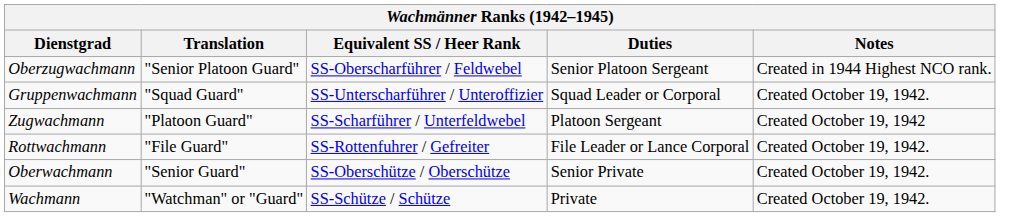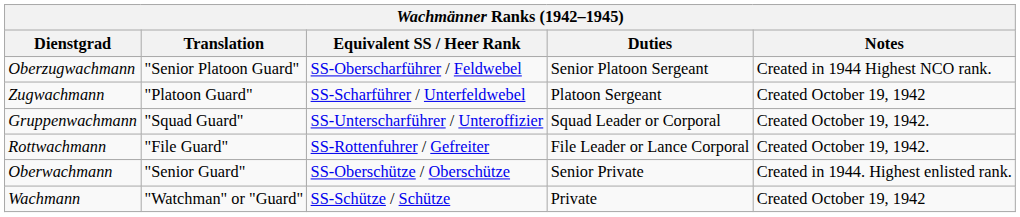rows swapped: (56, 120) <-> (73, 95)
(843, 172) Created October 19, 1942. -> (884, 172) Created in 1944. Highest enlisted rank.
(843, 198) Created October 19, 1942. -> (841, 198) Created October 19, 1942
